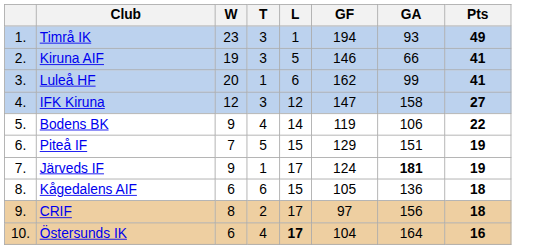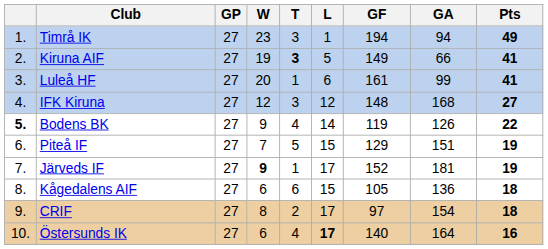+ column: (231, 15)
(411, 37) 93 -> (443, 37) 94
(263, 59) normal -> (295, 59) bold
(345, 59) 146 -> (377, 59) 149
(345, 80) 162 -> (377, 80) 161
(345, 102) 147 -> (377, 102) 148
(411, 102) 158 -> (443, 102) 168
(21, 124) normal -> (21, 124) bold
(411, 124) 106 -> (443, 124) 126
(231, 168) normal -> (263, 168) bold
(345, 168) 124 -> (377, 168) 152
(411, 168) bold -> (443, 168) normal
(411, 211) 156 -> (443, 211) 154
(345, 233) 104 -> (377, 233) 140
